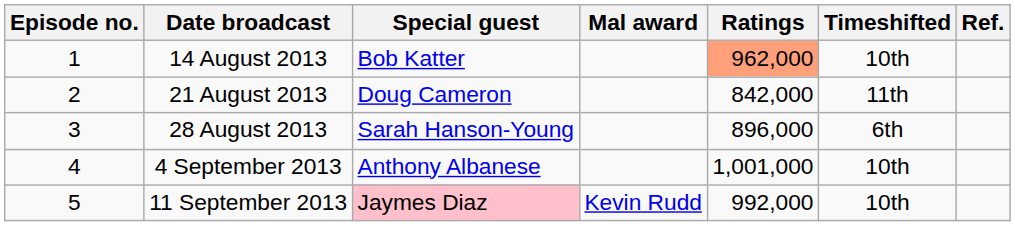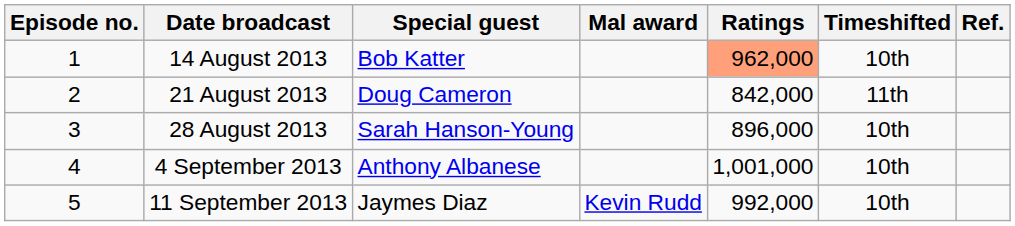(887, 130) 6th -> (887, 130) 10th
(423, 202) pink background -> (423, 202) no background
